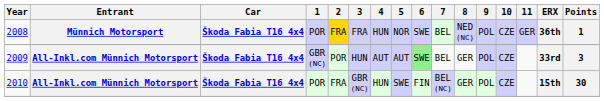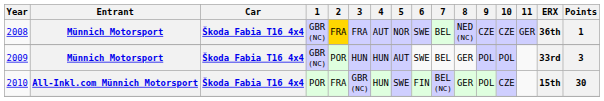(317, 32) POR -> (317, 31) GBR (NC)
(381, 32) HUN -> (381, 32) AUT
(486, 32) POL -> (486, 32) CZE
(115, 57) All-Inkl.com Münnich Motorsport -> (115, 57) Münnich Motorsport
(381, 57) AUT -> (381, 57) HUN
(422, 57) lightgreen background -> (422, 57) no background
(507, 57) CZE -> (507, 57) POL
